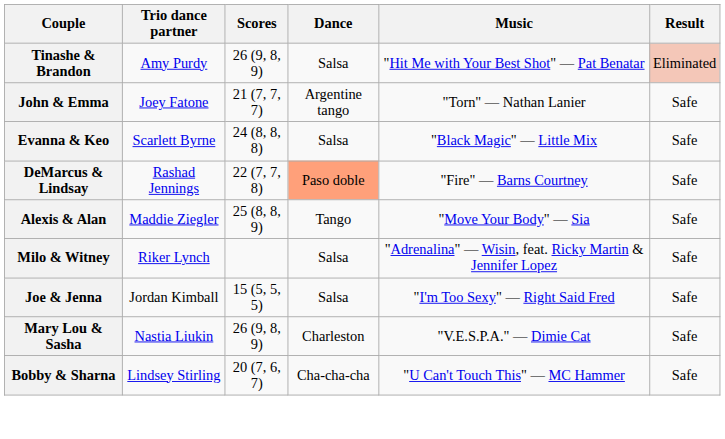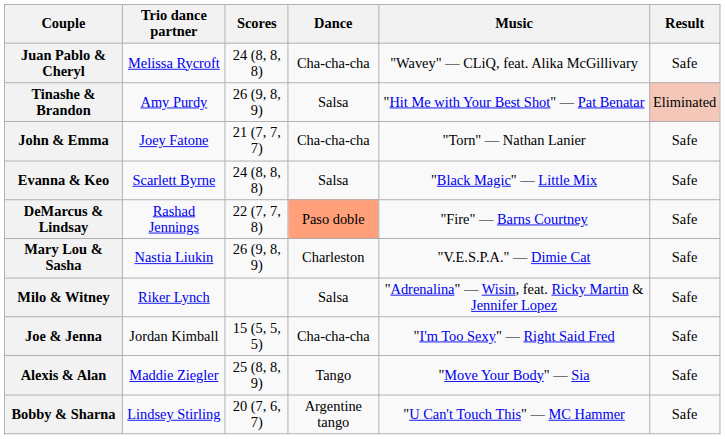+ row: (63, 63)
(333, 102) Argentine tango -> (333, 141) Cha-cha-cha
rows swapped: (63, 336) <-> (63, 219)
(333, 297) Salsa -> (333, 336) Cha-cha-cha
(333, 375) Cha-cha-cha -> (333, 414) Argentine tango
